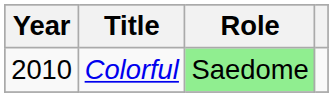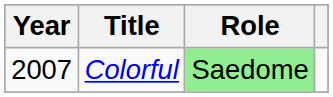(42, 69) 2010 -> (42, 69) 2007
